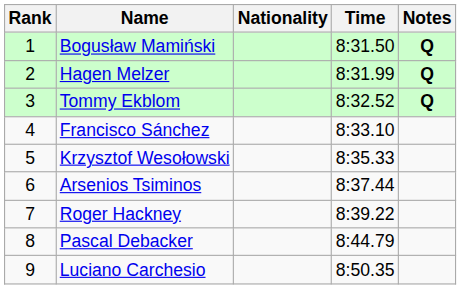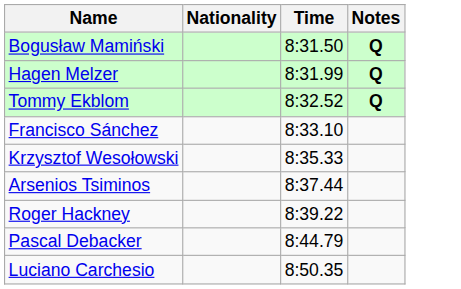- column: (30, 18)
